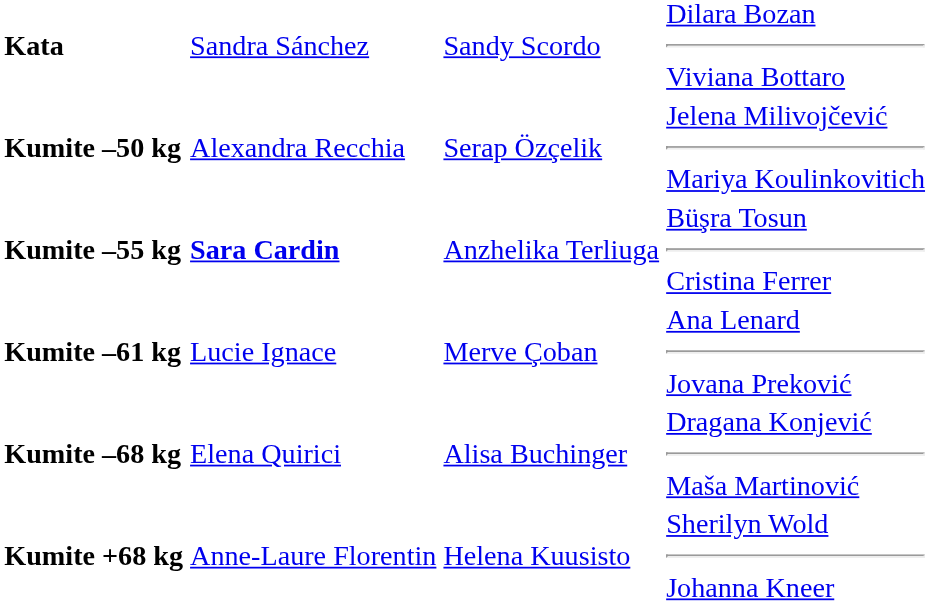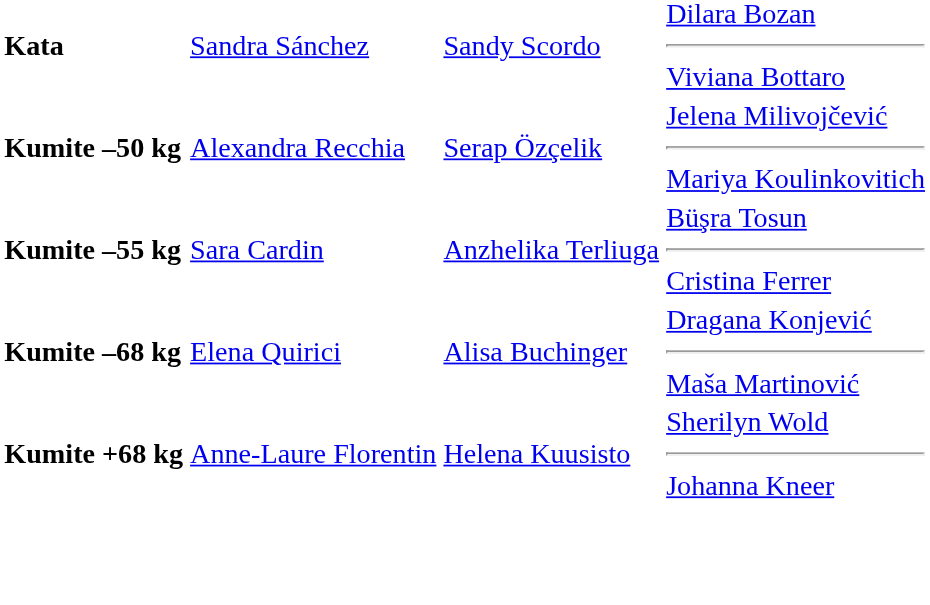(265, 249) bold -> (257, 249) normal
- row: (93, 351)
